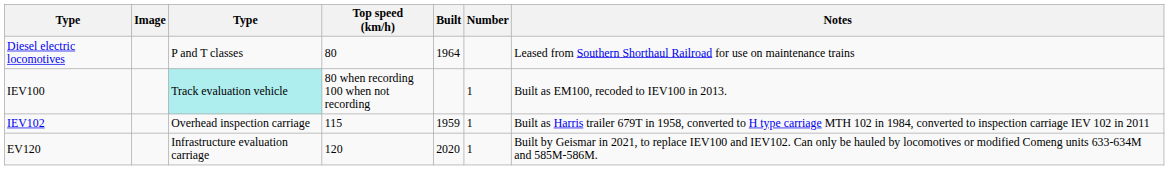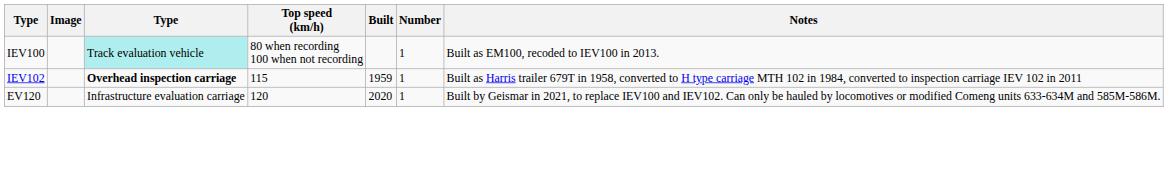- row: (41, 52)
(241, 123) normal -> (162, 78) bold
